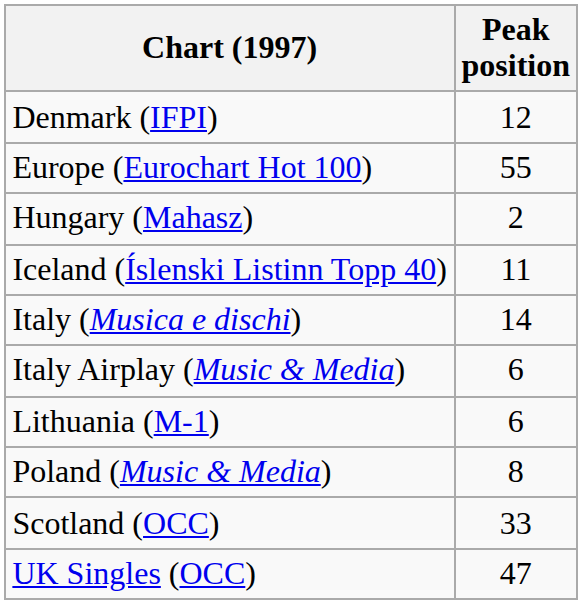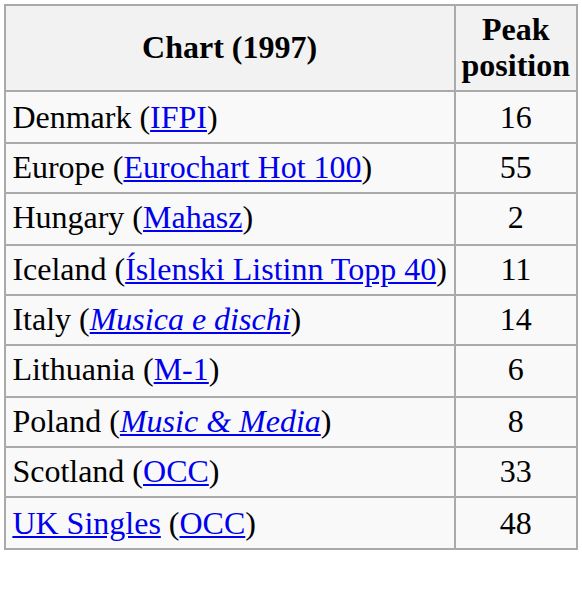(516, 116) 12 -> (516, 116) 16
- row: (209, 370)
(516, 573) 47 -> (516, 522) 48
